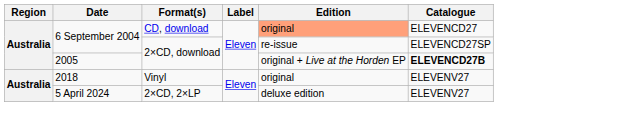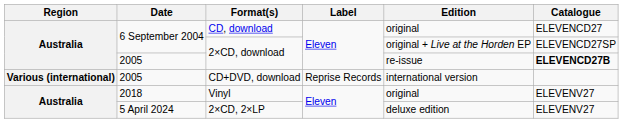(277, 28) lightsalmon background -> (403, 28) no background
(279, 45) re-issue -> (459, 45) original + Live at the Horden EP
(333, 61) original + Live at the Horden EP -> (404, 61) re-issue
+ row: (131, 77)
